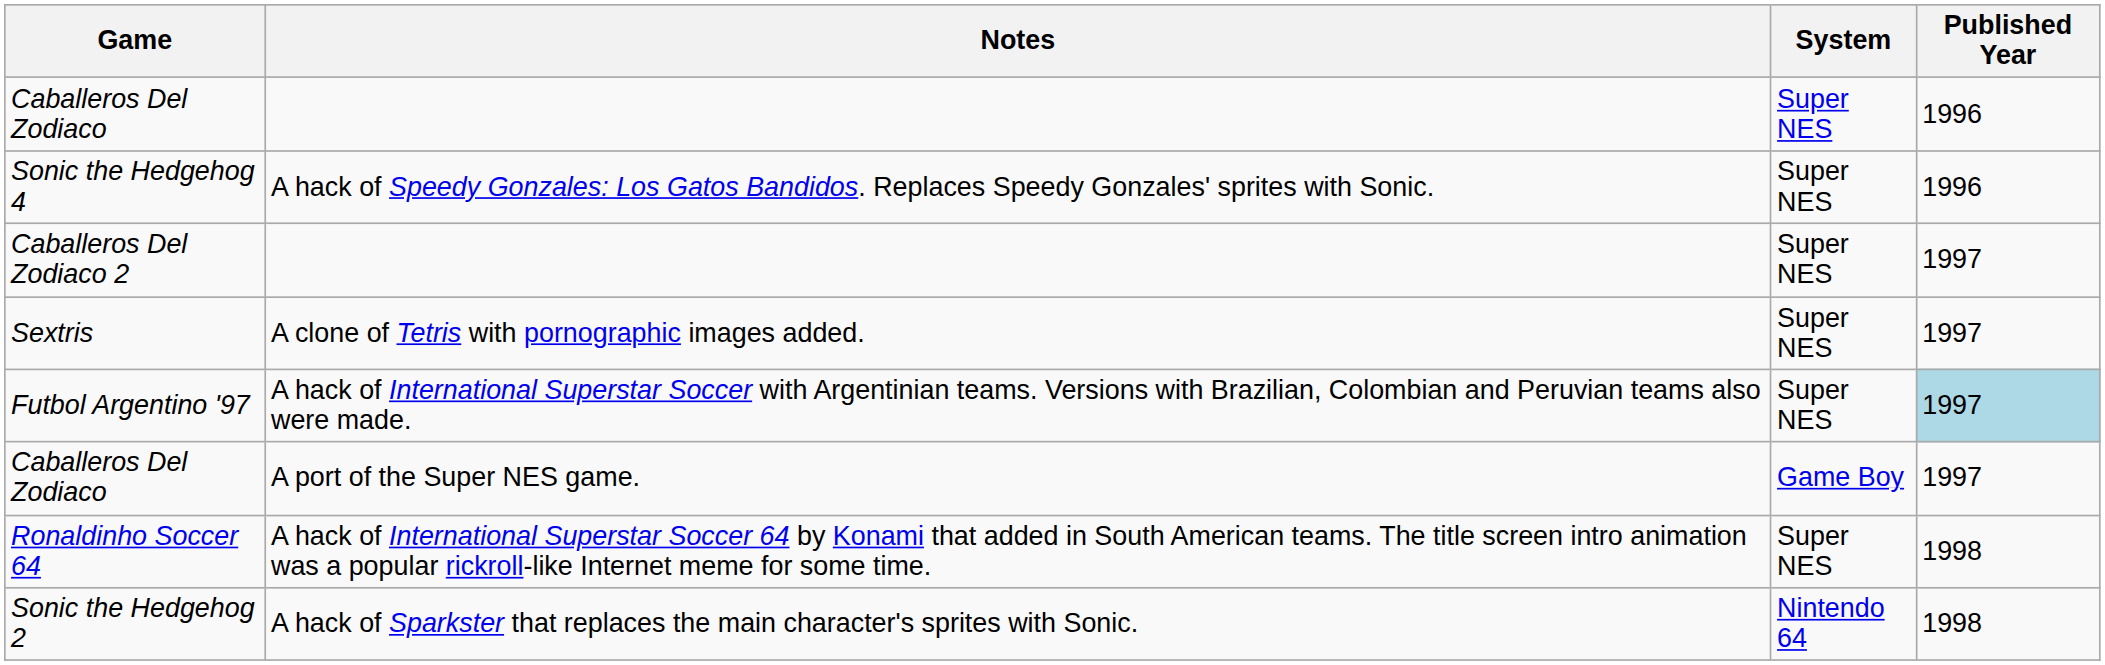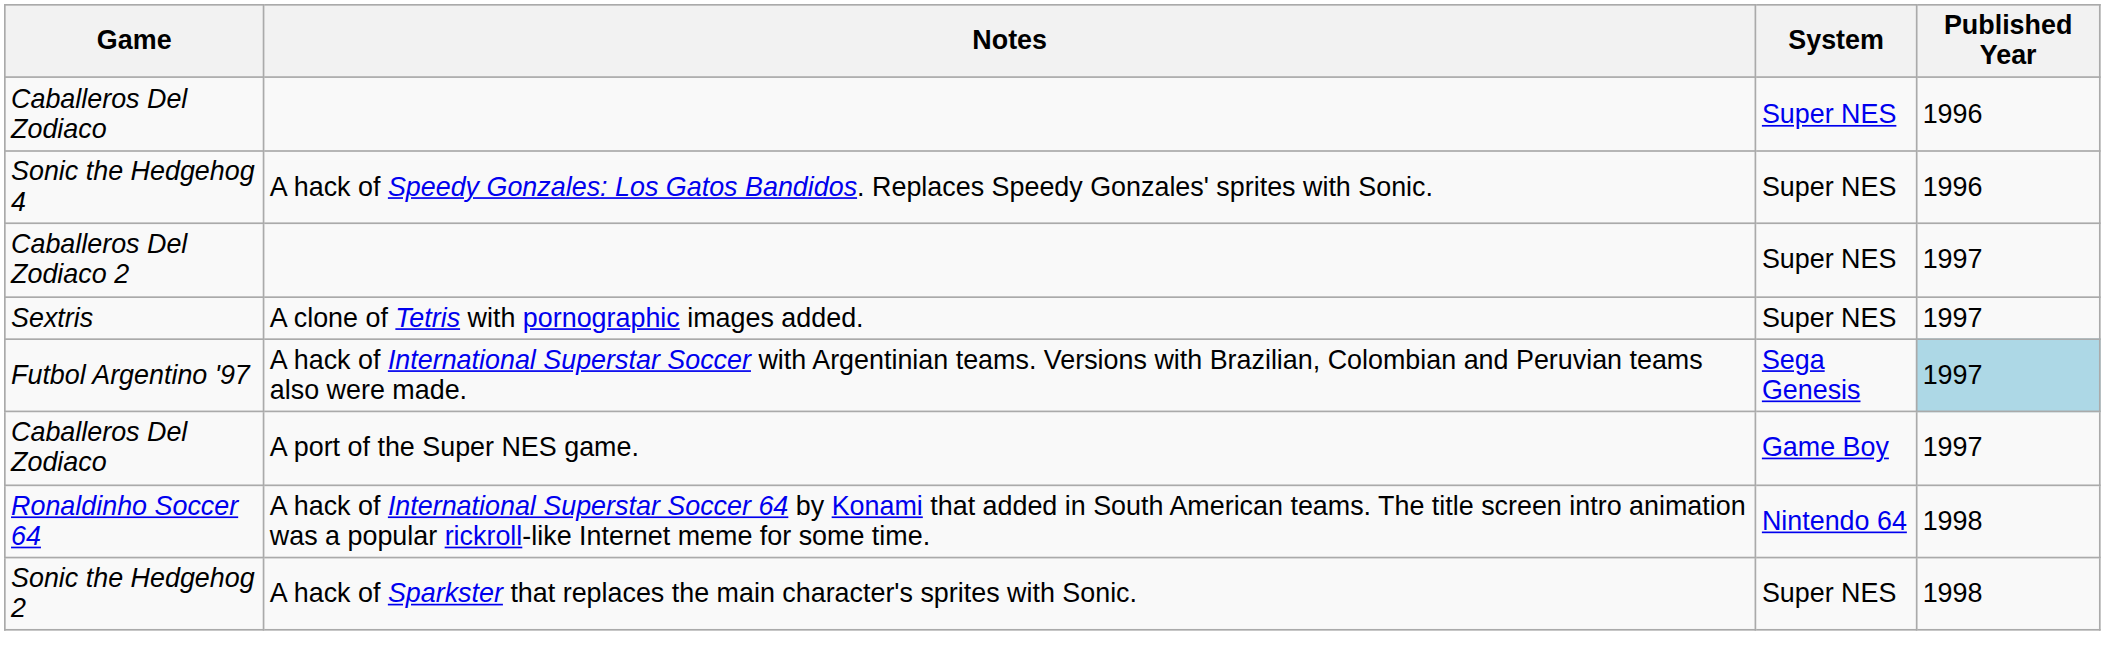(1813, 405) Super NES -> (1811, 375) Sega Genesis
(1813, 551) Super NES -> (1834, 520) Nintendo 64
(1831, 623) Nintendo 64 -> (1829, 593) Super NES
